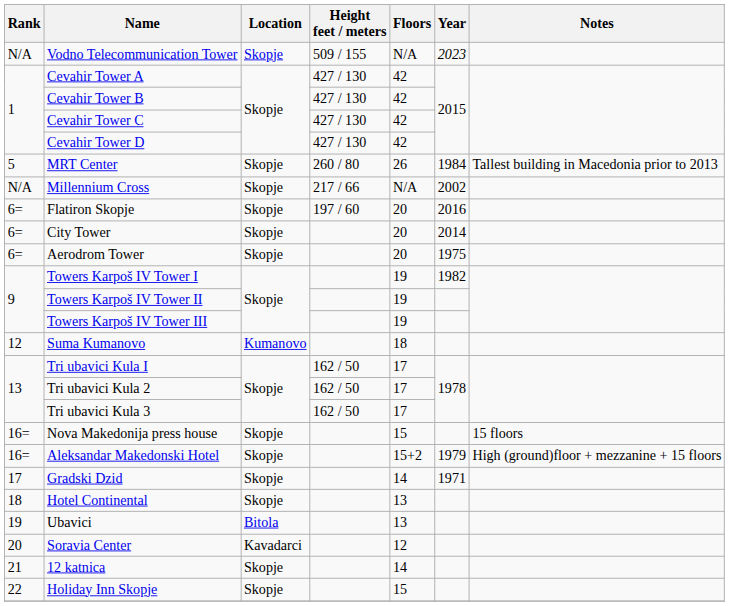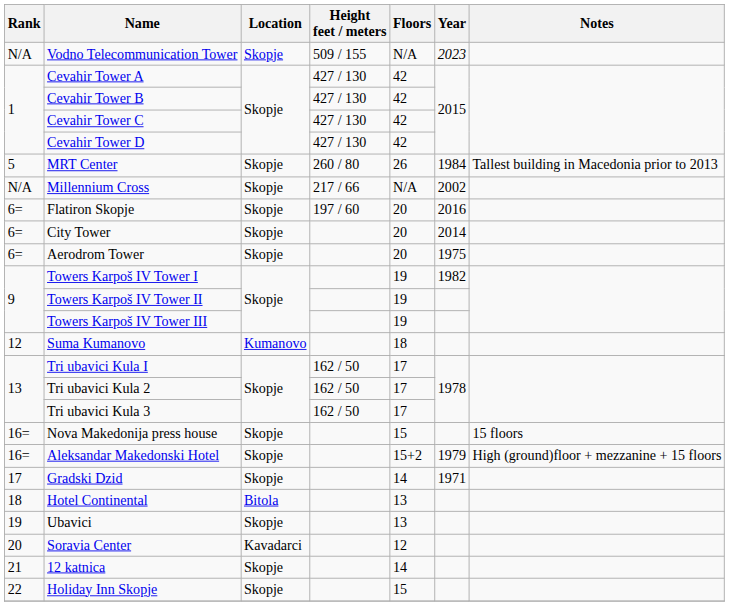(264, 500) Skopje -> (261, 500) Bitola
(261, 522) Bitola -> (264, 522) Skopje
